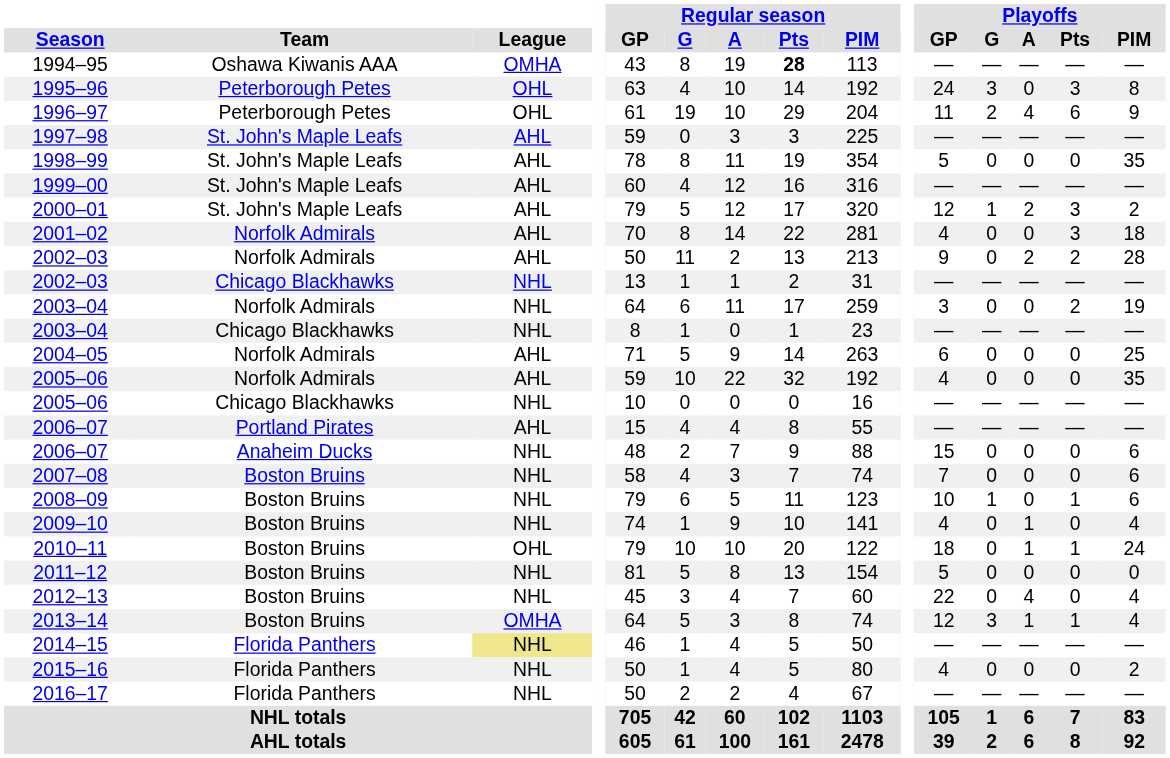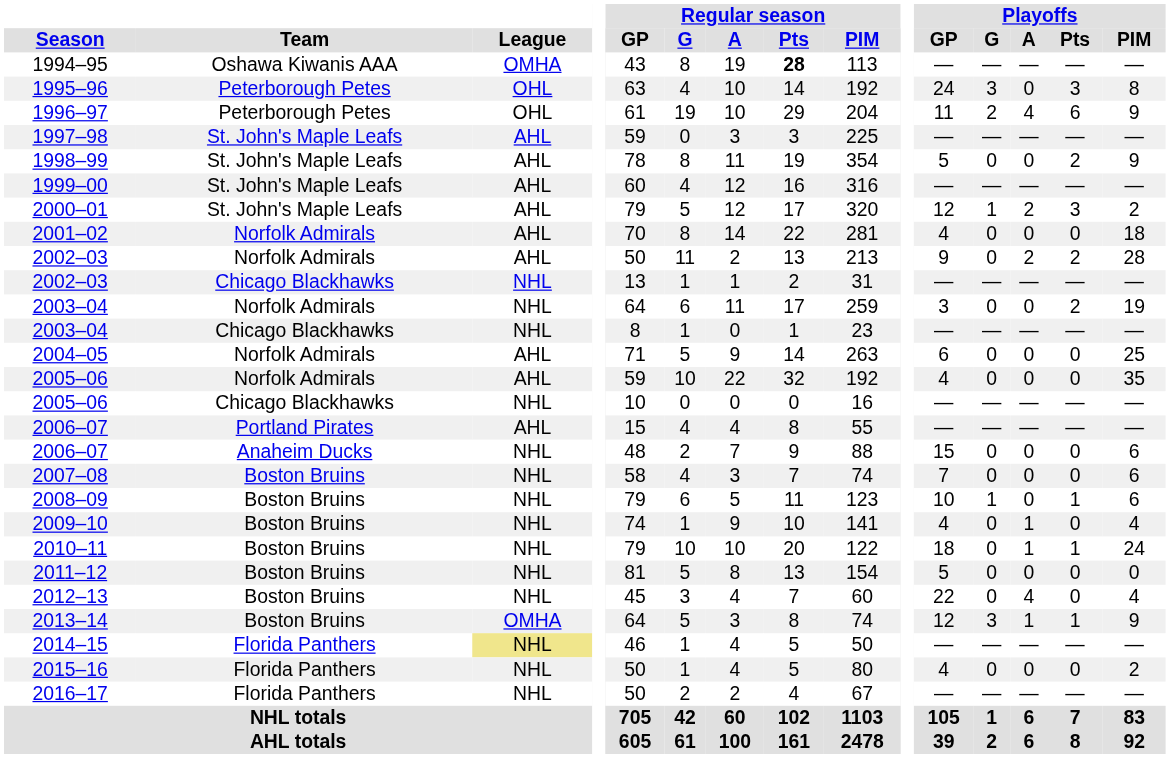(1075, 161) 0 -> (1075, 161) 2
(1134, 161) 35 -> (1134, 161) 9
(1075, 233) 3 -> (1075, 233) 0
(532, 548) OHL -> (532, 548) NHL
(1134, 620) 4 -> (1134, 620) 9
